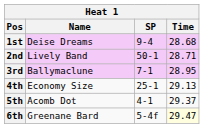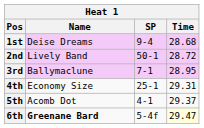(183, 56) 28.71 -> (183, 56) 28.72
(183, 86) 29.13 -> (183, 86) 29.31
(63, 116) normal -> (63, 116) bold
